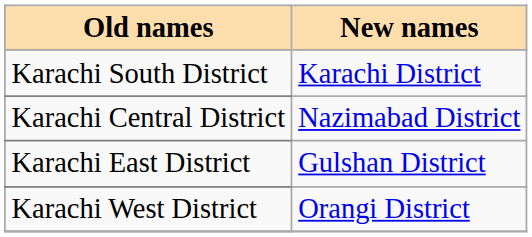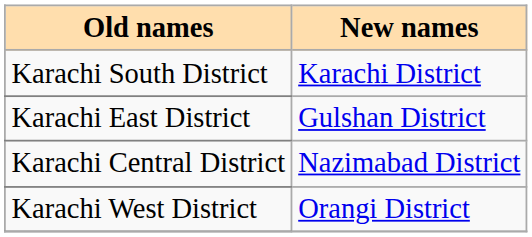rows swapped: (148, 117) <-> (131, 163)
